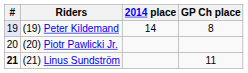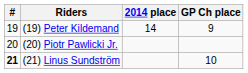(12, 29) lavender background -> (12, 29) no background
(211, 29) 8 -> (211, 29) 9
(211, 61) 11 -> (211, 61) 10
